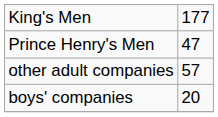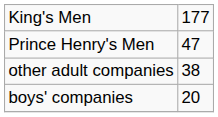(191, 71) 57 -> (191, 71) 38
